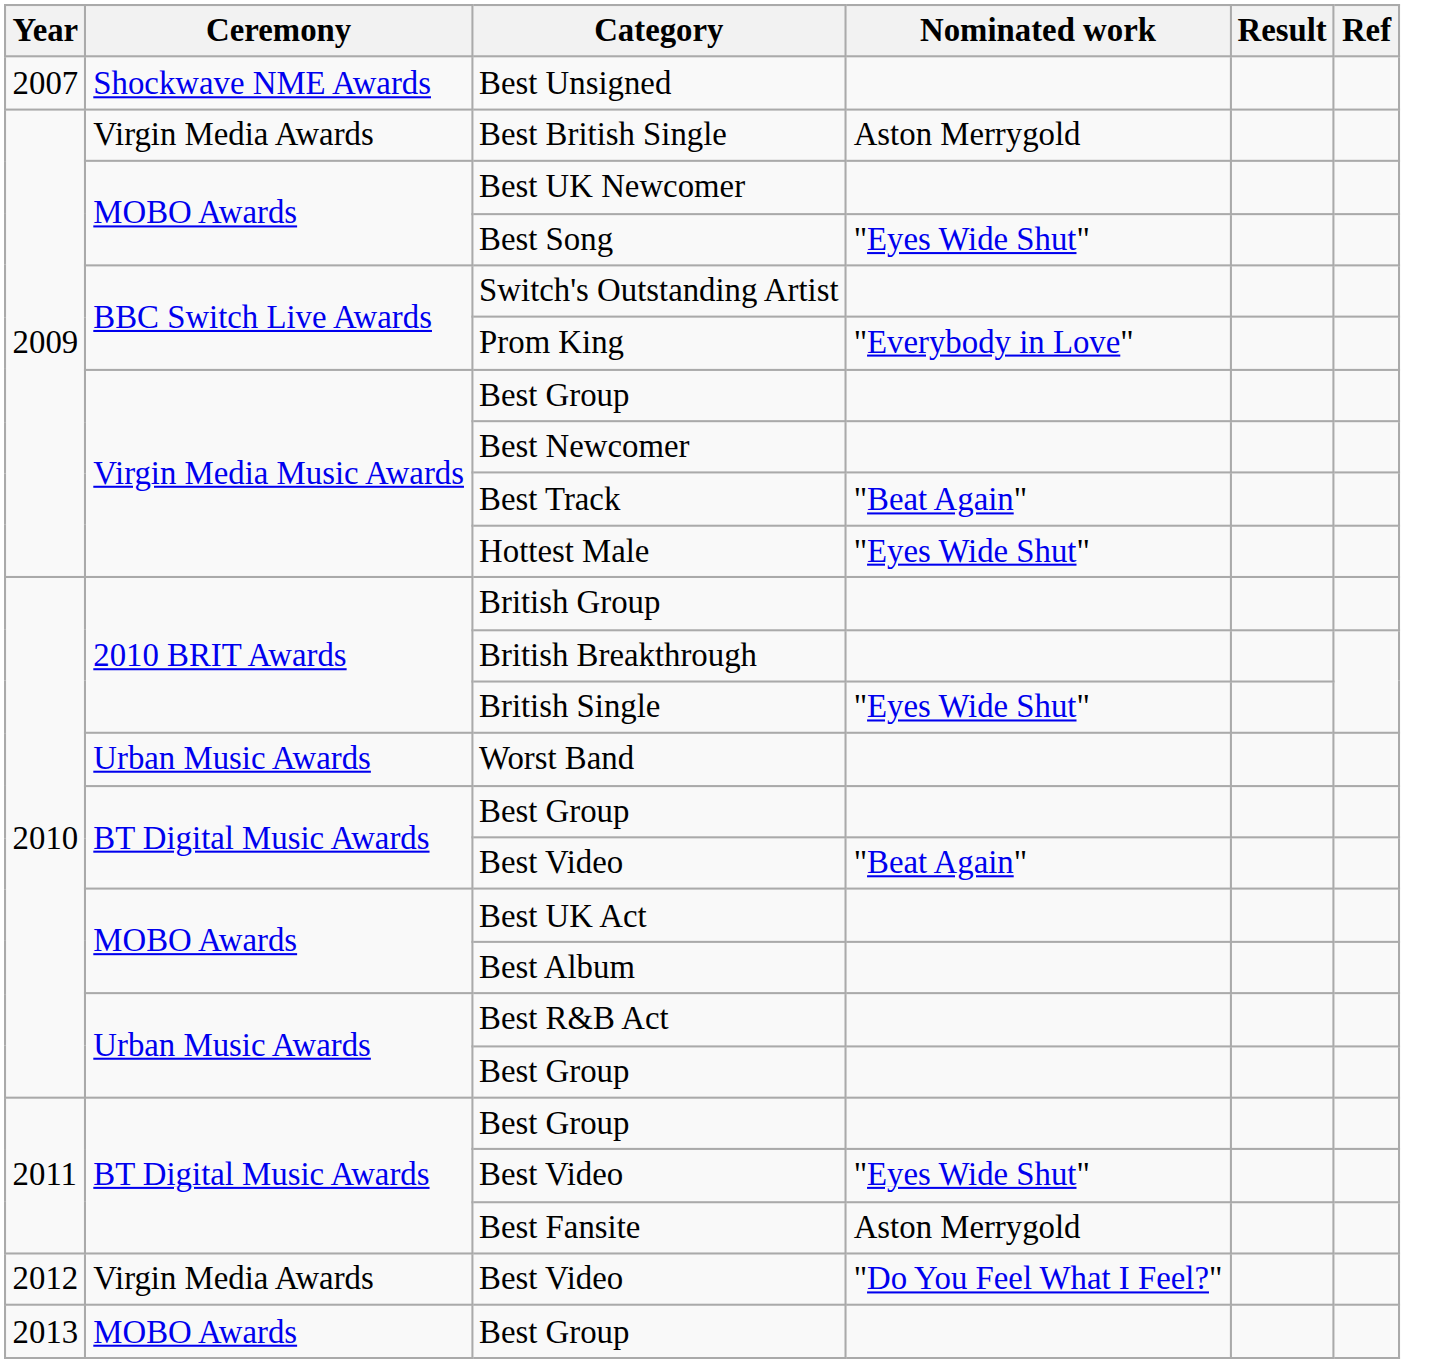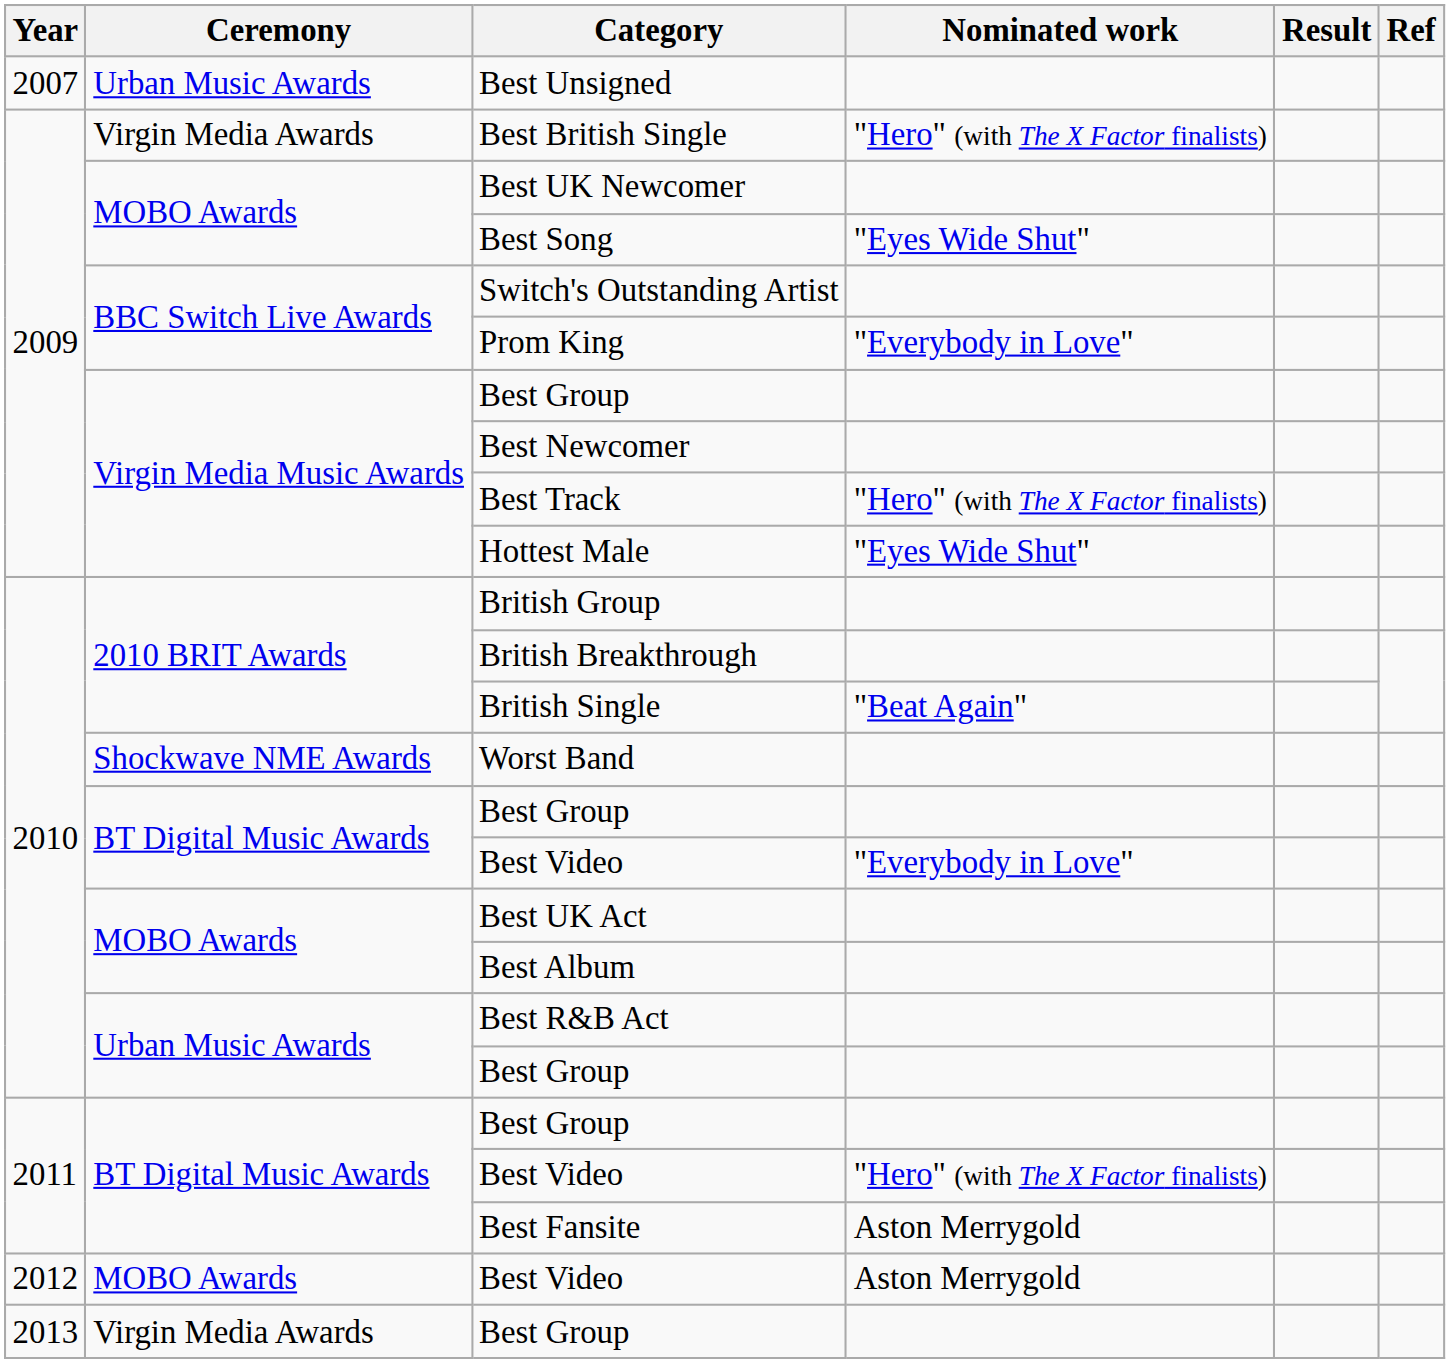(262, 82) Shockwave NME Awards -> (232, 82) Urban Music Awards
(967, 134) Aston Merrygold -> (1060, 134) "Hero" (with The X Factor finalists)
(940, 498) "Beat Again" -> (1060, 498) "Hero" (with The X Factor finalists)
(972, 706) "Eyes Wide Shut" -> (940, 706) "Beat Again"
(232, 758) Urban Music Awards -> (262, 758) Shockwave NME Awards
(940, 862) "Beat Again" -> (994, 862) "Everybody in Love"
(972, 1174) "Eyes Wide Shut" -> (1060, 1174) "Hero" (with The X Factor finalists)
(234, 1278) Virgin Media Awards -> (195, 1278) MOBO Awards
(1038, 1278) "Do You Feel What I Feel?" -> (967, 1278) Aston Merrygold
(195, 1330) MOBO Awards -> (234, 1330) Virgin Media Awards
